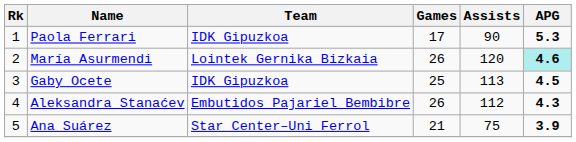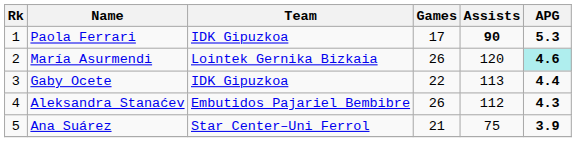(492, 38) normal -> (492, 38) bold
(437, 82) 25 -> (437, 82) 22
(548, 82) 4.5 -> (548, 82) 4.4
